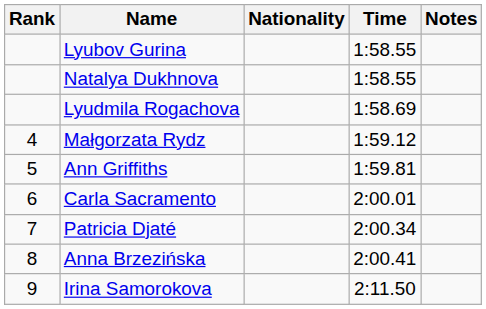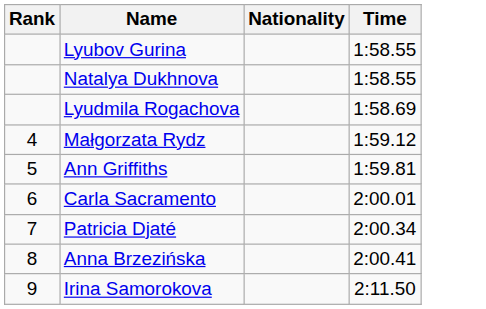- column: (451, 19)
